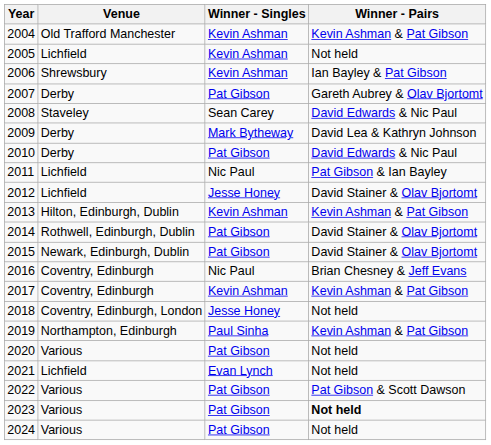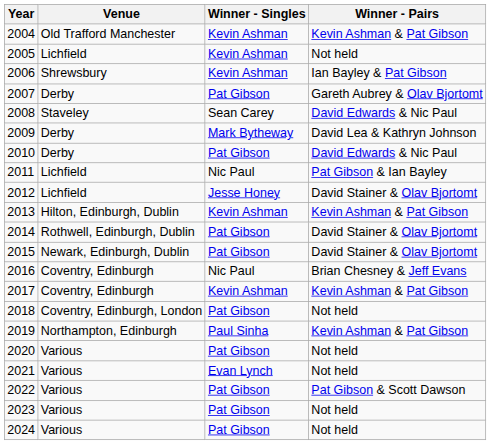(244, 311) Jesse Honey -> (239, 311) Pat Gibson
(64, 370) Lichfield -> (61, 370) Various
(336, 410) bold -> (335, 410) normal
